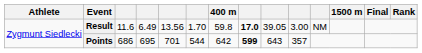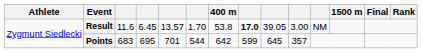(147, 27) 6.49 -> (147, 27) 6.45
(172, 27) 13.56 -> (172, 27) 13.57
(223, 27) 59.8 -> (223, 27) 53.8
(126, 41) 686 -> (126, 41) 683
(250, 41) bold -> (250, 41) normal
(275, 41) 643 -> (275, 41) 645
